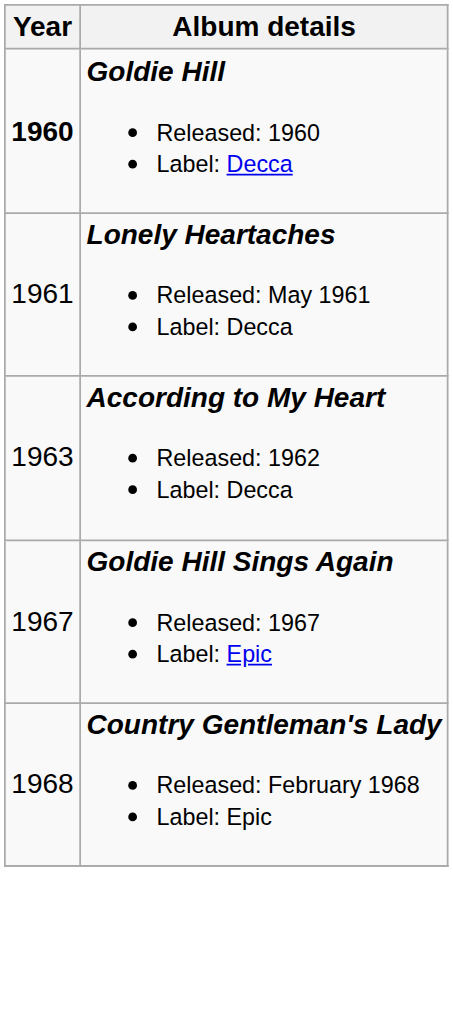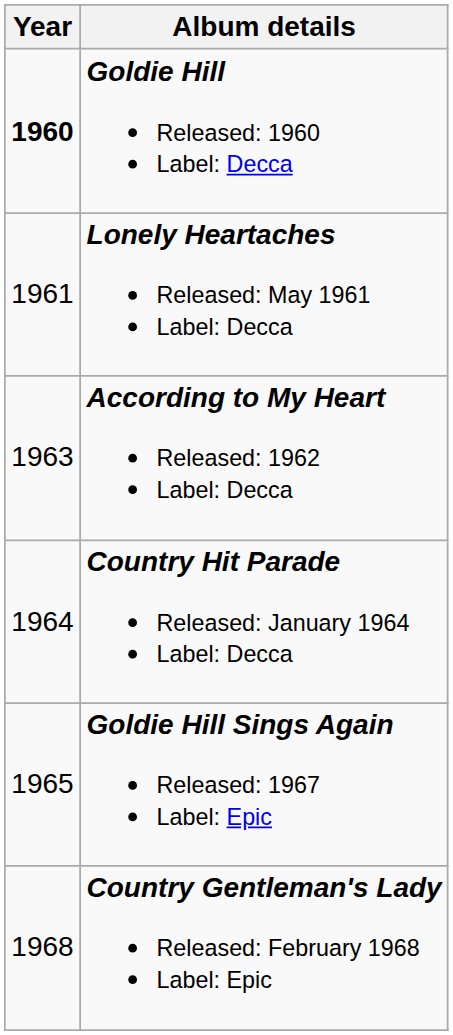+ row: (264, 607)
(42, 620) 1967 -> (42, 784) 1965
